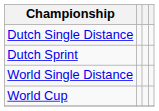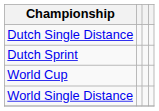rows swapped: (70, 75) <-> (37, 95)
